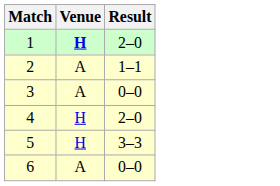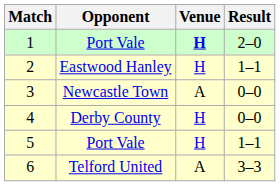+ column: (116, 17)
(80, 67) A -> (200, 67) H
(130, 117) 2–0 -> (249, 117) 0–0
(130, 142) 3–3 -> (249, 142) 1–1
(130, 167) 0–0 -> (249, 167) 3–3
